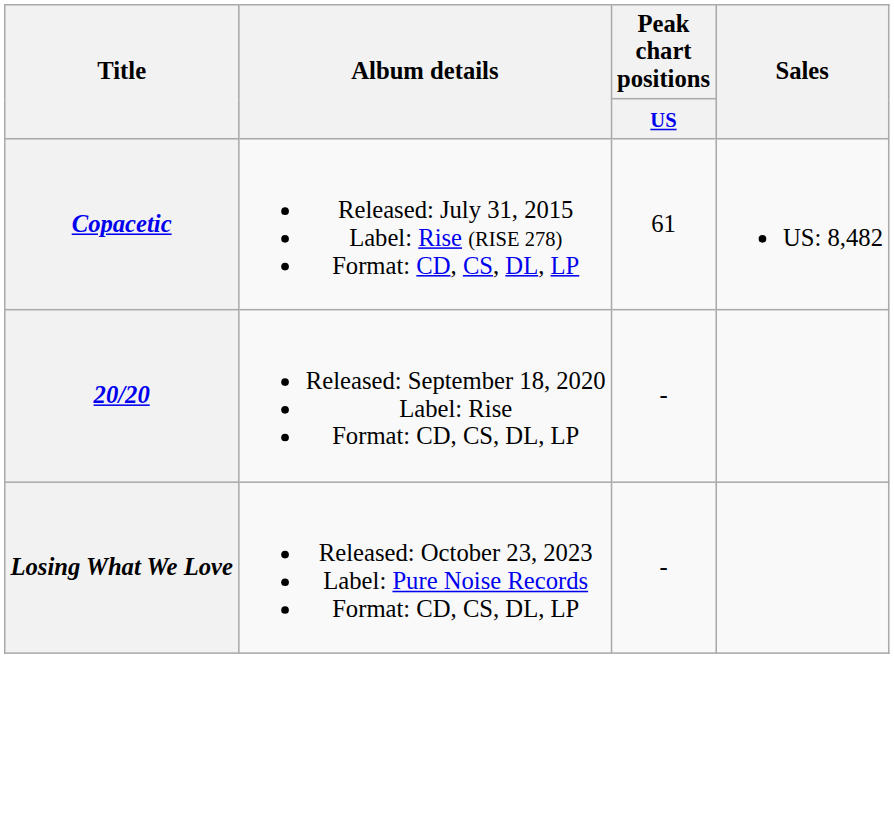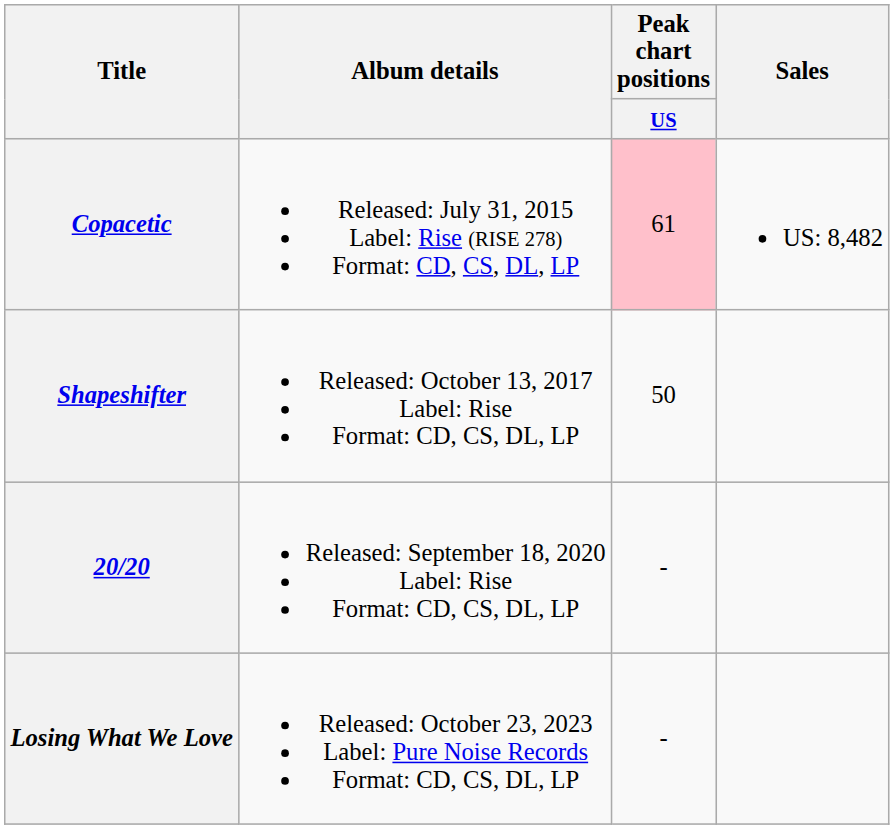(664, 223) no background -> (664, 223) pink background
+ row: (122, 395)
